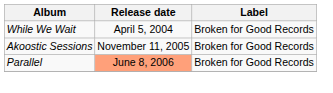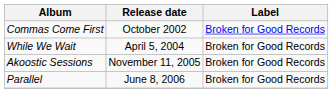+ row: (55, 29)
(143, 63) lightsalmon background -> (154, 79) no background
